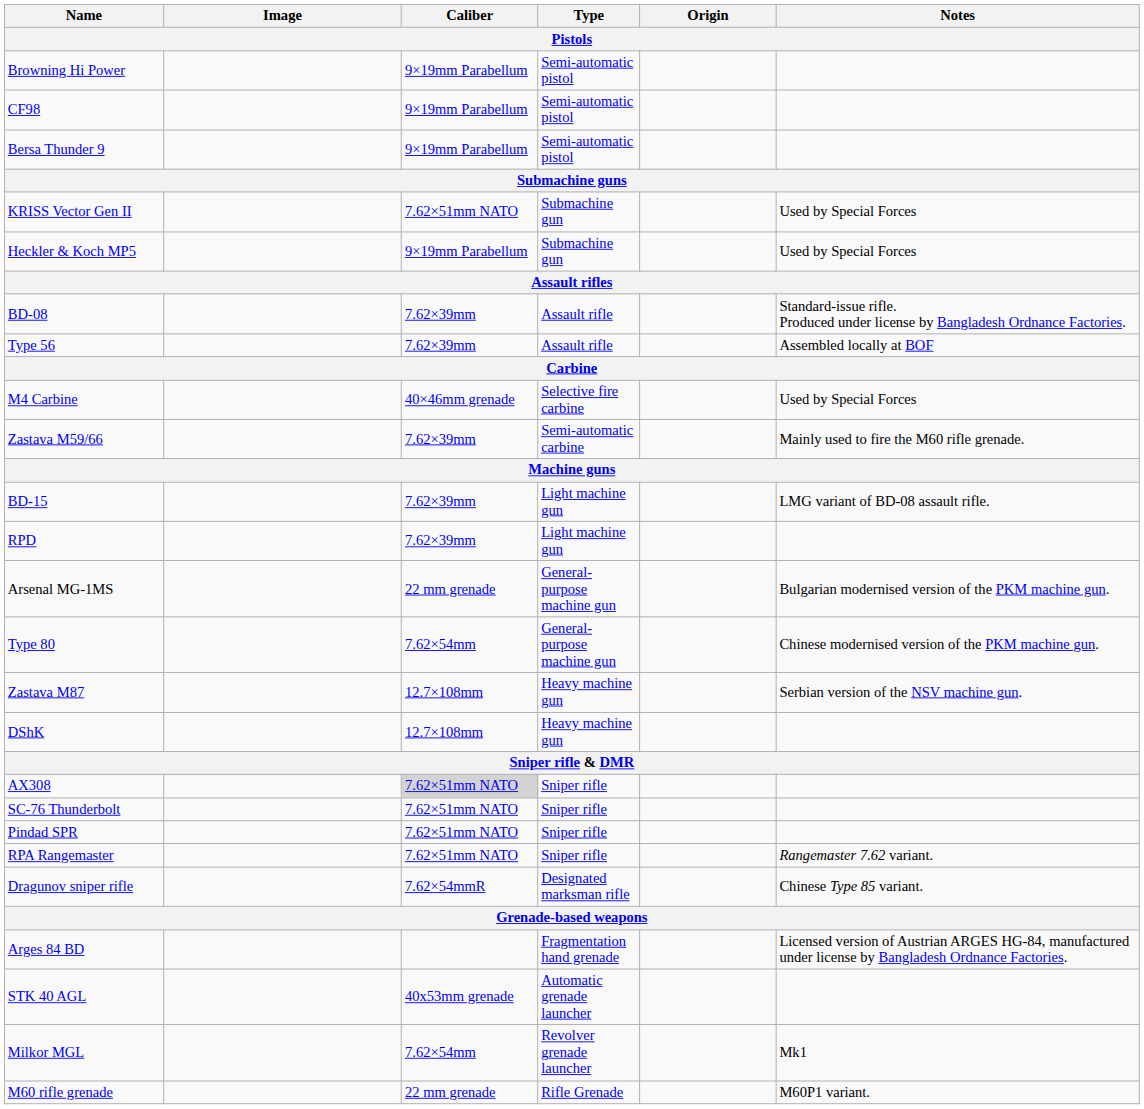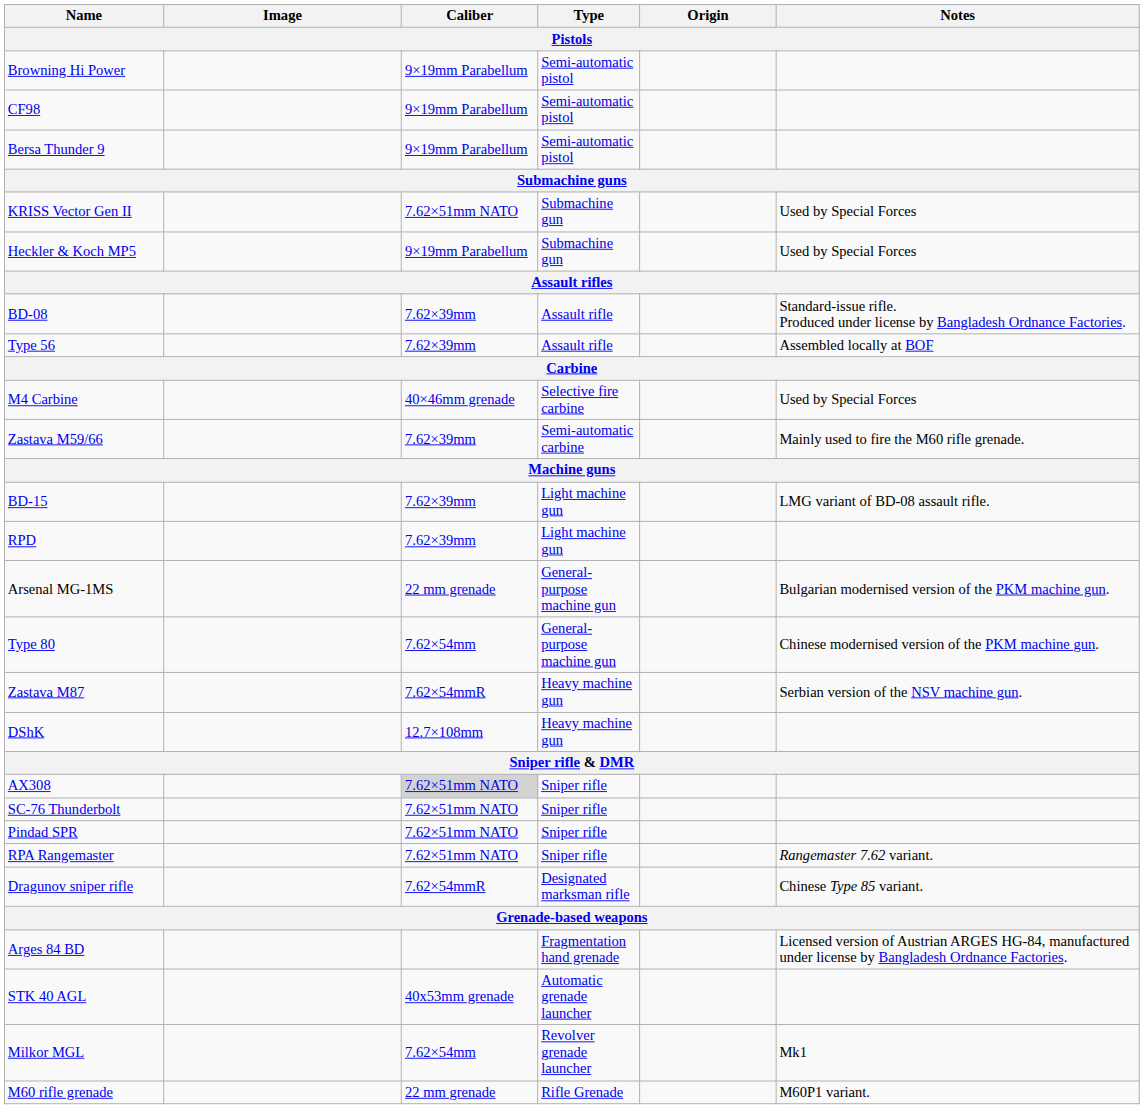(444, 692) 12.7×108mm -> (445, 692) 7.62×54mmR
